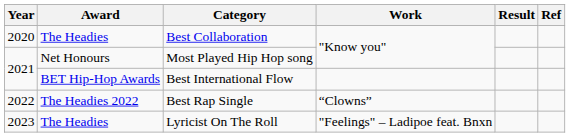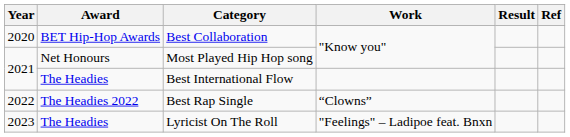(74, 36) The Headies -> (100, 36) BET Hip-Hop Awards
(100, 79) BET Hip-Hop Awards -> (74, 79) The Headies
